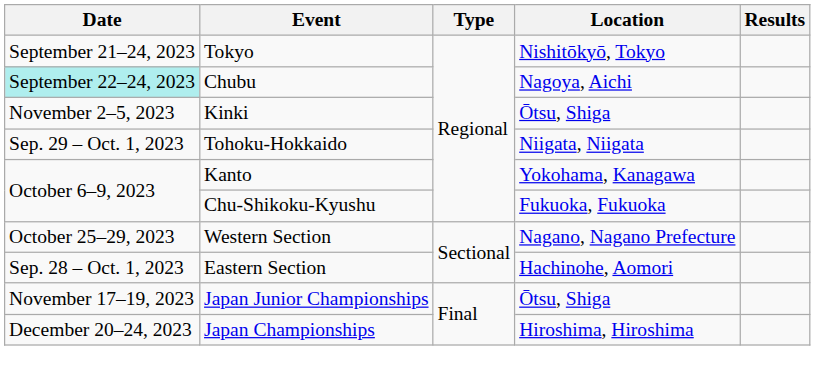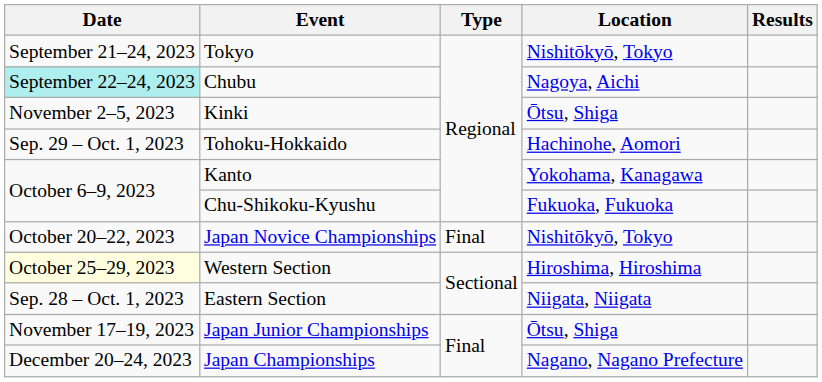(582, 143) Niigata, Niigata -> (604, 143) Hachinohe, Aomori
+ row: (320, 236)
(92, 236) no background -> (92, 267) lightyellow background
(627, 236) Nagano, Nagano Prefecture -> (614, 267) Hiroshima, Hiroshima
(596, 267) Hachinohe, Aomori -> (589, 298) Niigata, Niigata
(606, 329) Hiroshima, Hiroshima -> (635, 360) Nagano, Nagano Prefecture
